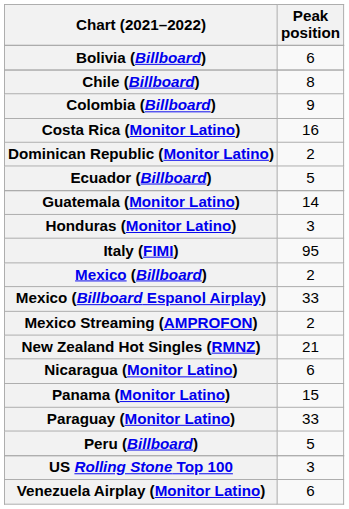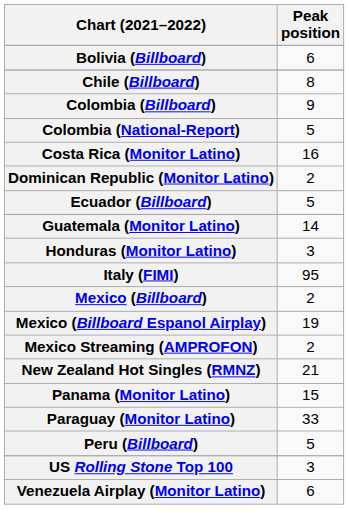+ row: (141, 130)
(311, 298) 33 -> (311, 322) 19
- row: (141, 371)
